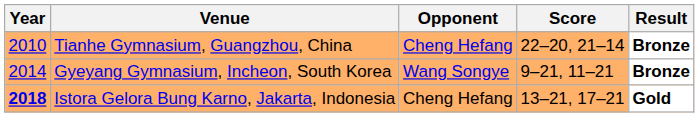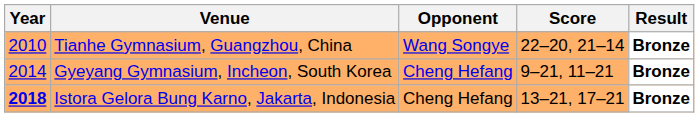(458, 45) Cheng Hefang -> (456, 45) Wang Songye
(456, 72) Wang Songye -> (458, 72) Cheng Hefang
(652, 99) Gold -> (661, 99) Bronze
